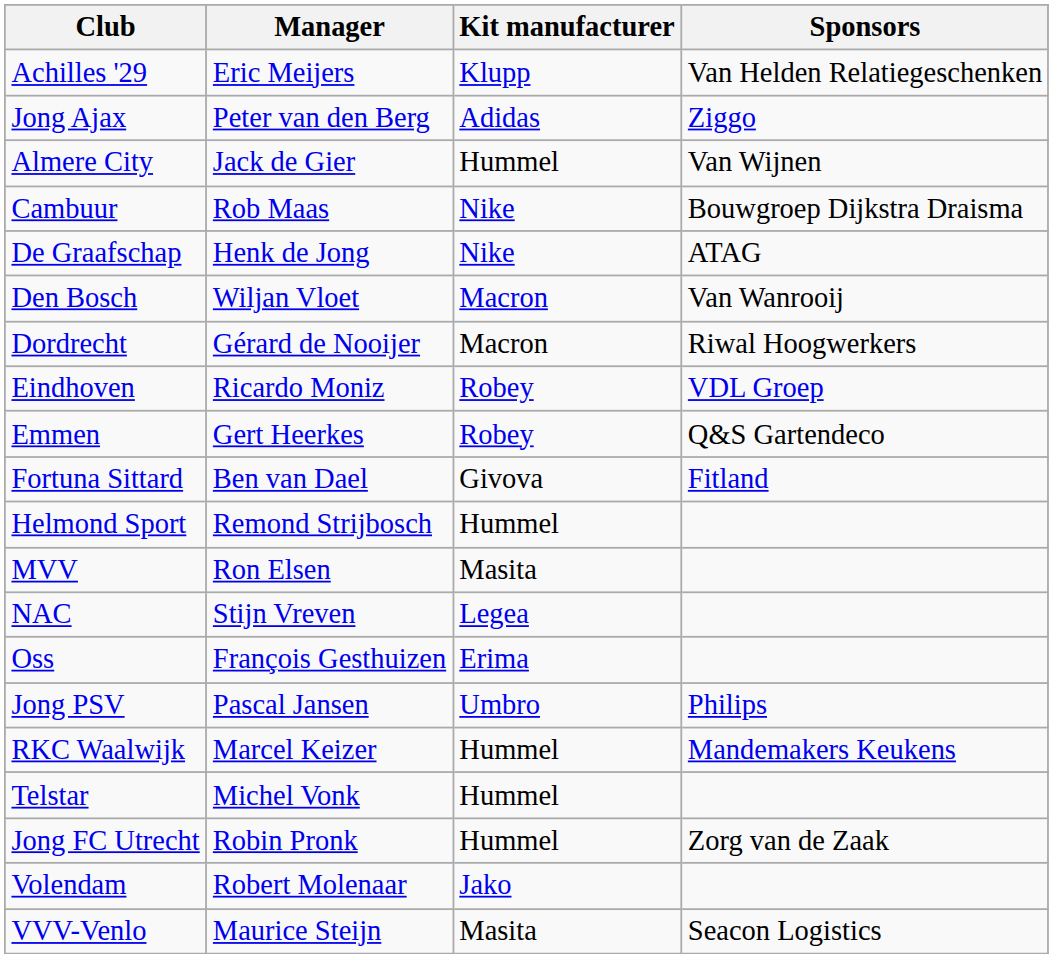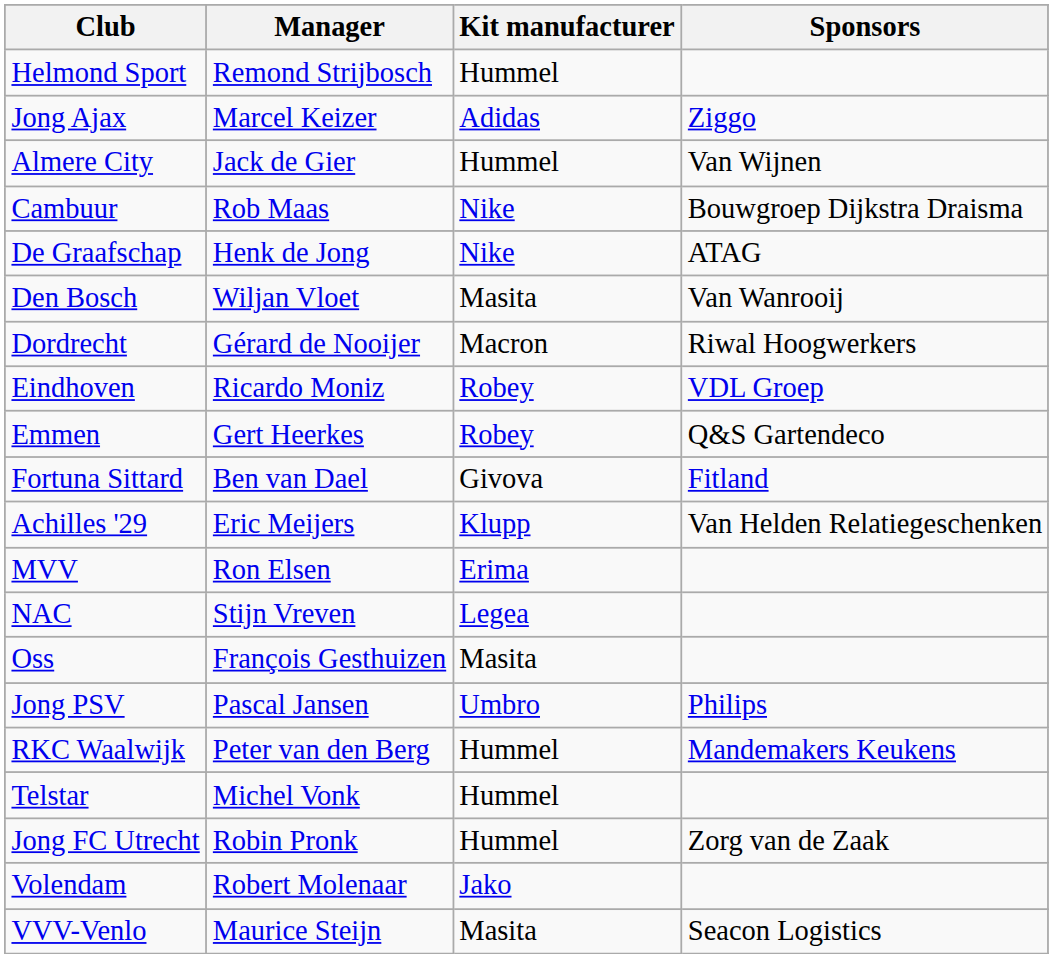rows swapped: (79, 72) <-> (99, 523)
(321, 117) Peter van den Berg -> (295, 117) Marcel Keizer
(504, 298) Macron -> (498, 298) Masita
(498, 569) Masita -> (494, 569) Erima
(494, 659) Erima -> (498, 659) Masita
(295, 749) Marcel Keizer -> (321, 749) Peter van den Berg
